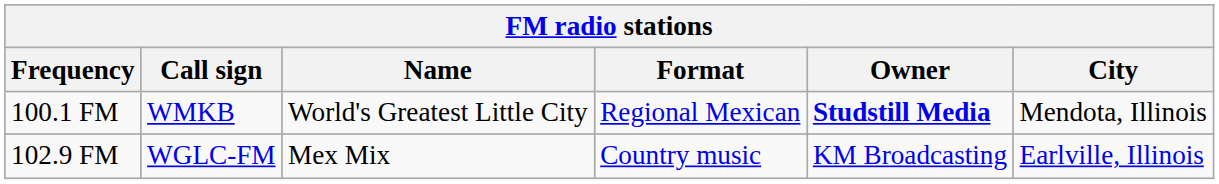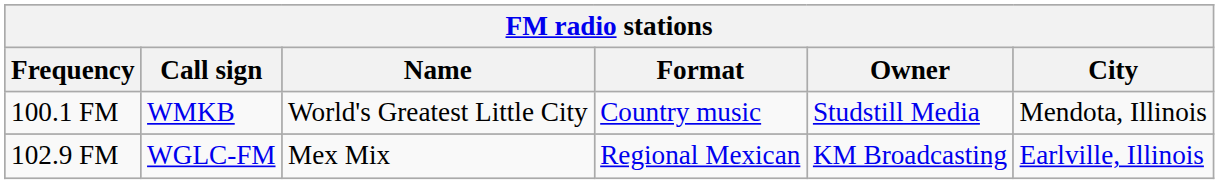(700, 112) Regional Mexican -> (681, 112) Country music
(902, 112) bold -> (896, 112) normal
(681, 155) Country music -> (700, 155) Regional Mexican
